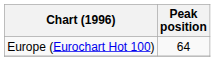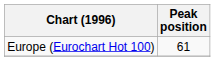(183, 46) 64 -> (183, 46) 61
